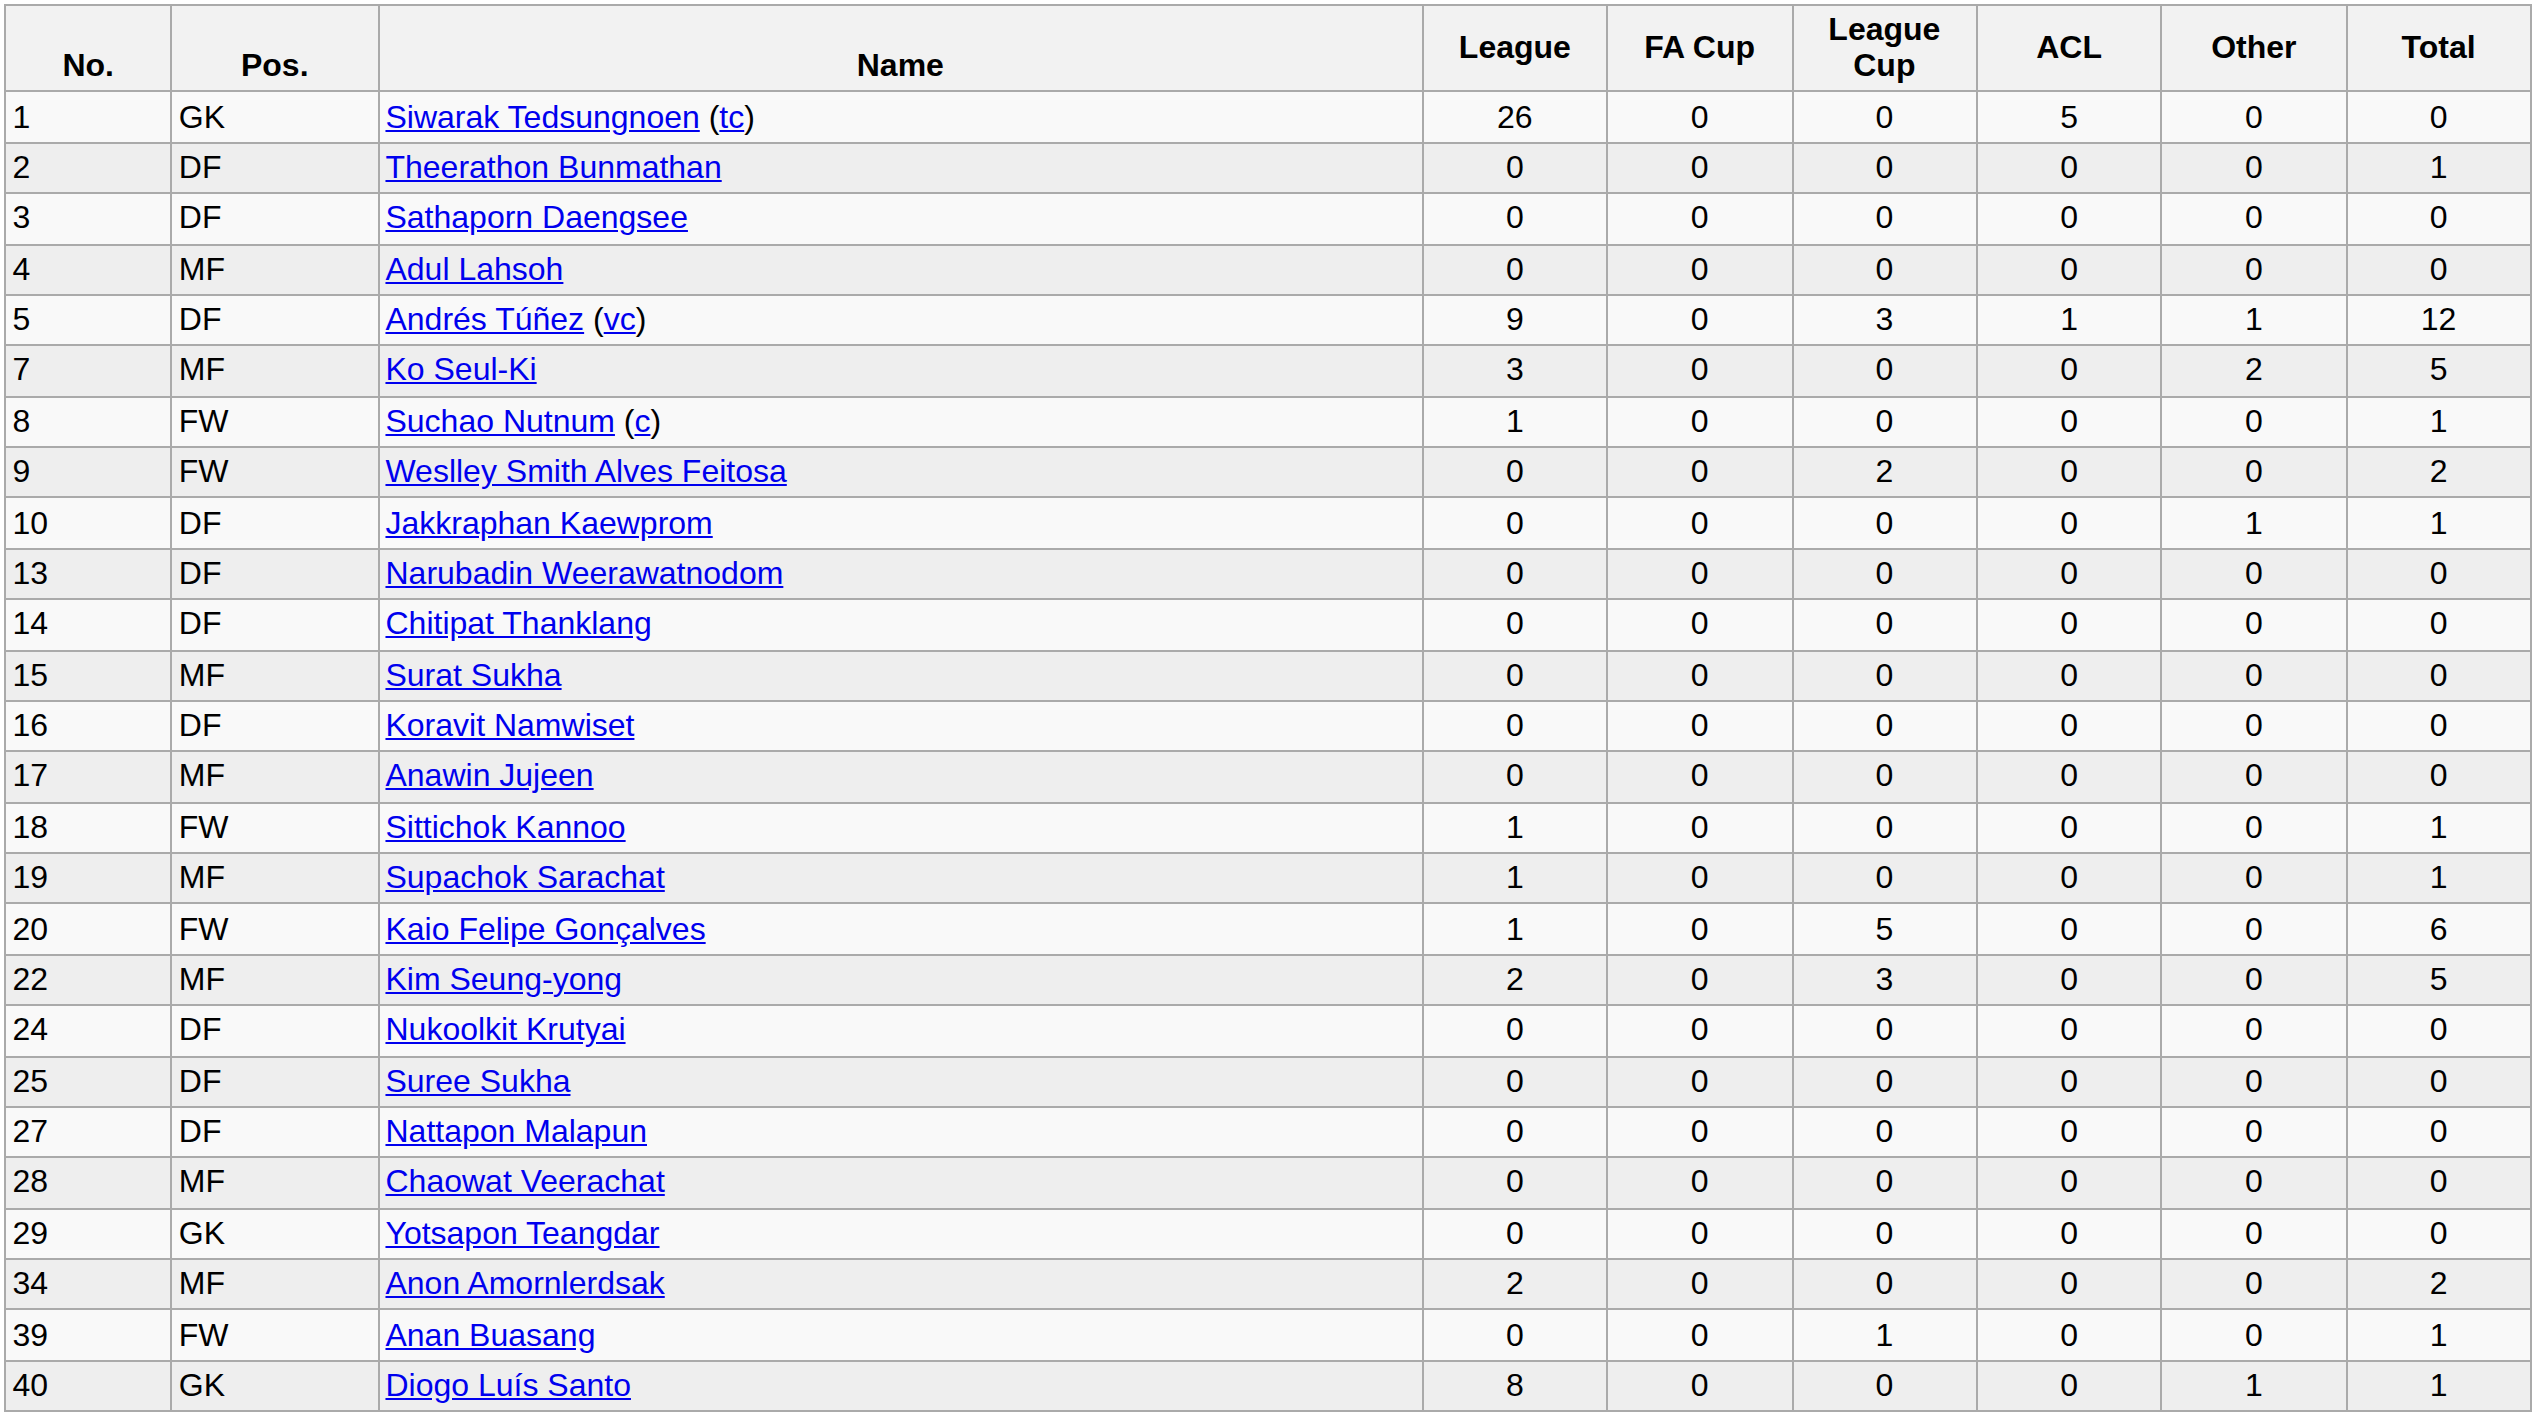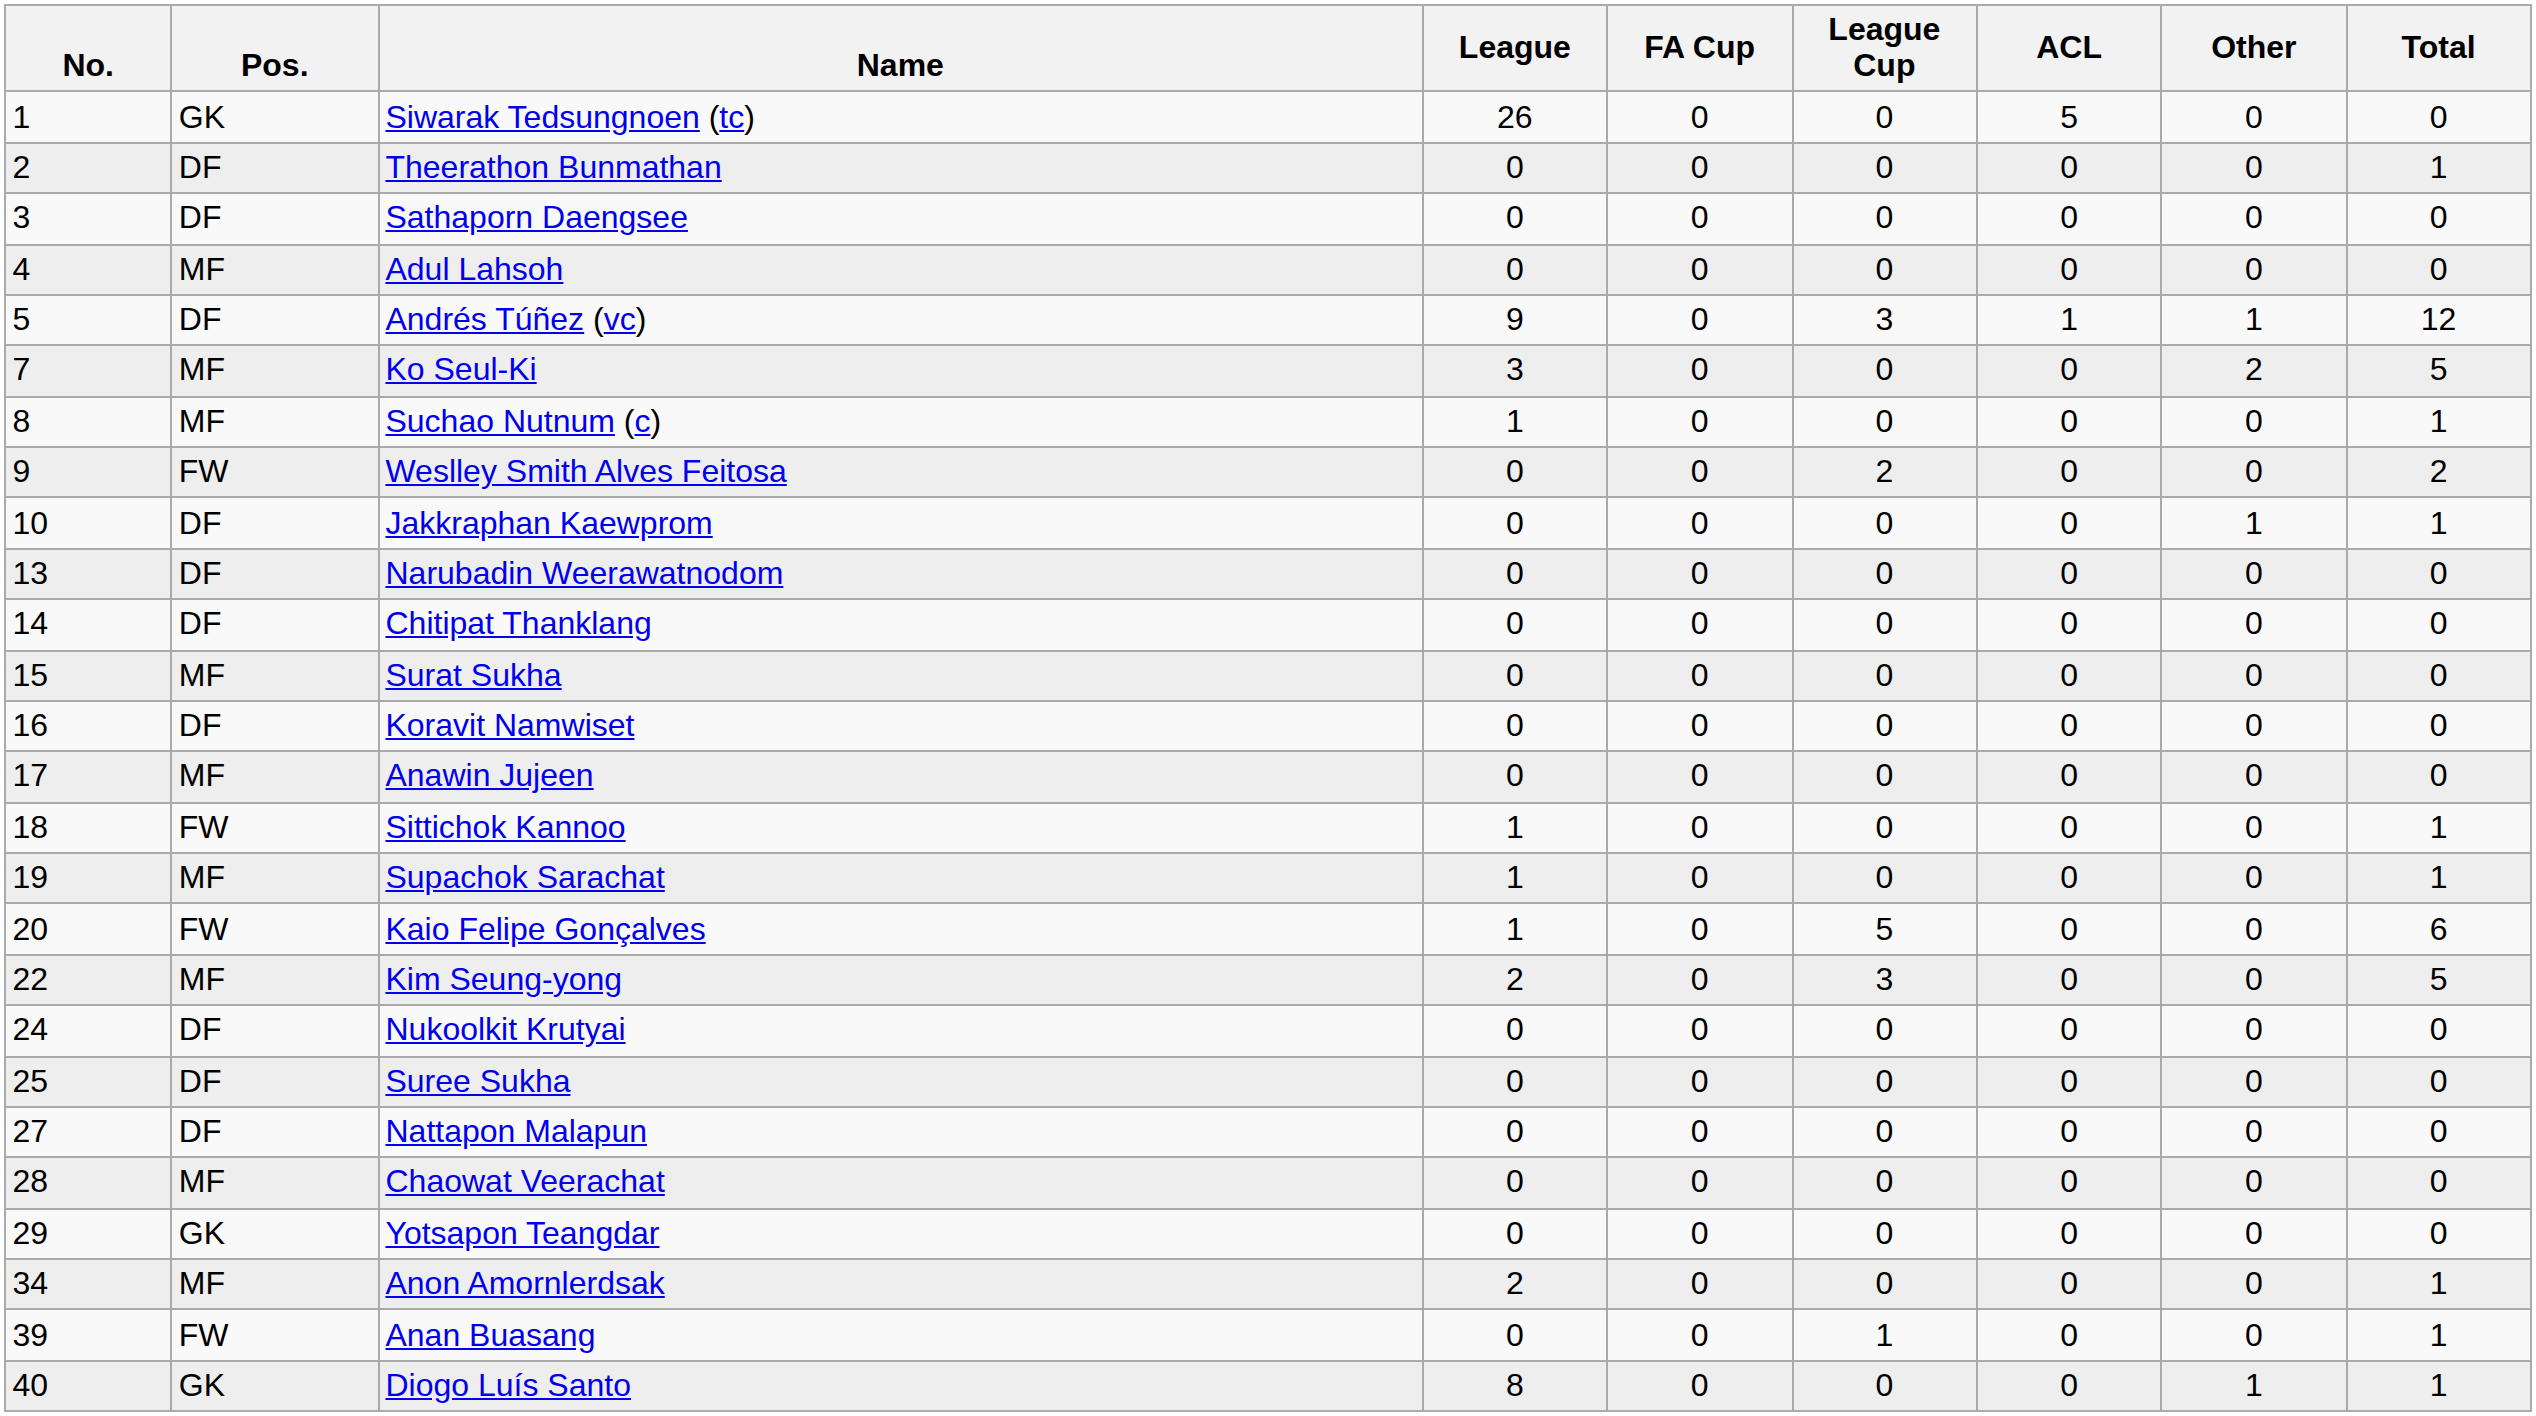(204, 421) FW -> (202, 421) MF
(2439, 1283) 2 -> (2439, 1283) 1
